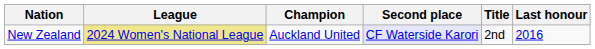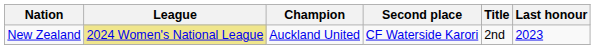(422, 35) lavender background -> (422, 35) no background
(529, 35) 2016 -> (529, 35) 2023
